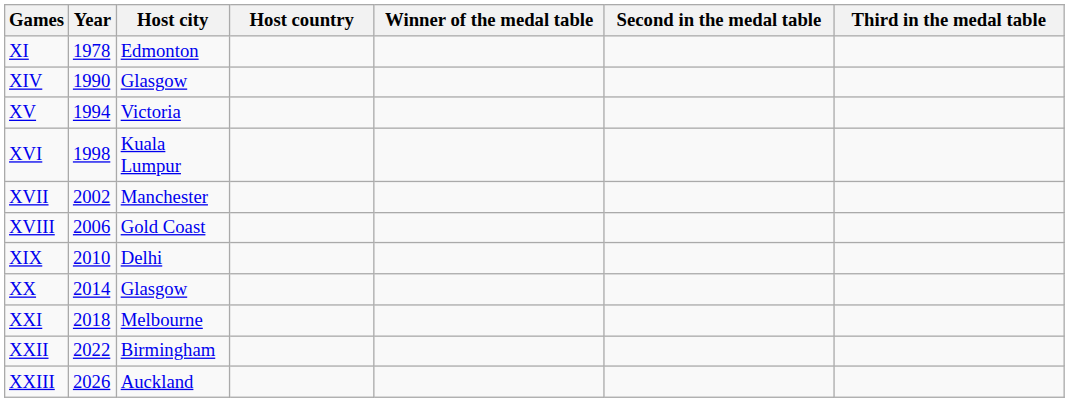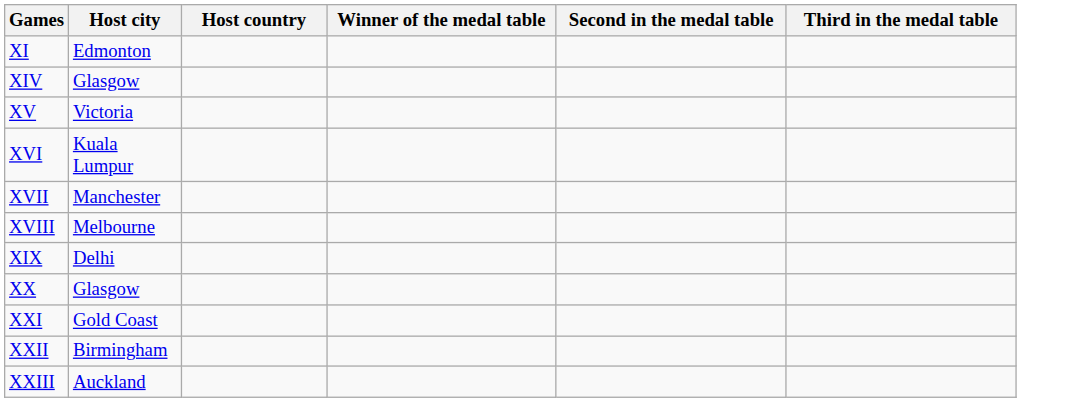- column: (92, 20)
(163, 227) Gold Coast -> (114, 227) Melbourne
(162, 320) Melbourne -> (115, 320) Gold Coast
